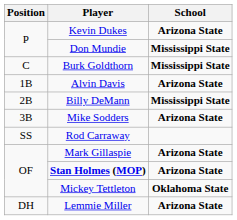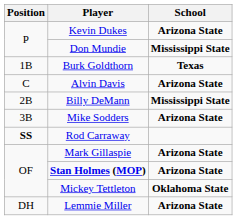(26, 65) C -> (26, 65) 1B
(190, 65) Mississippi State -> (190, 65) Texas
(26, 83) 1B -> (26, 83) C
(26, 135) normal -> (26, 135) bold
